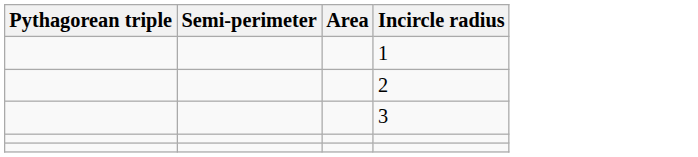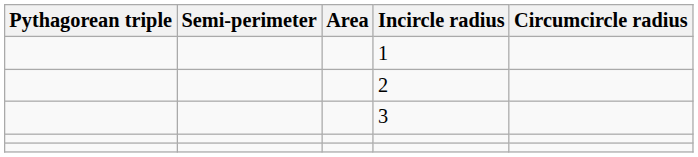+ column: (601, 20)
